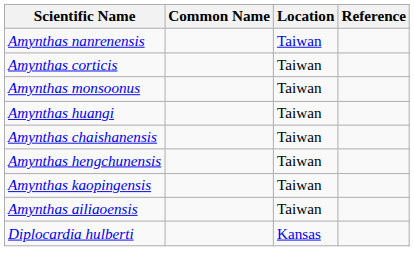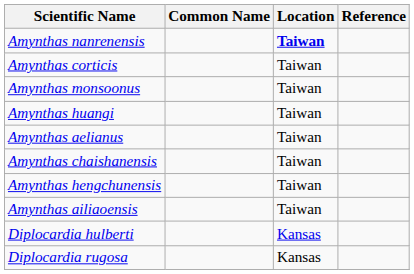(299, 40) normal -> (301, 40) bold
+ row: (66, 137)
- row: (80, 185)
+ row: (68, 257)
